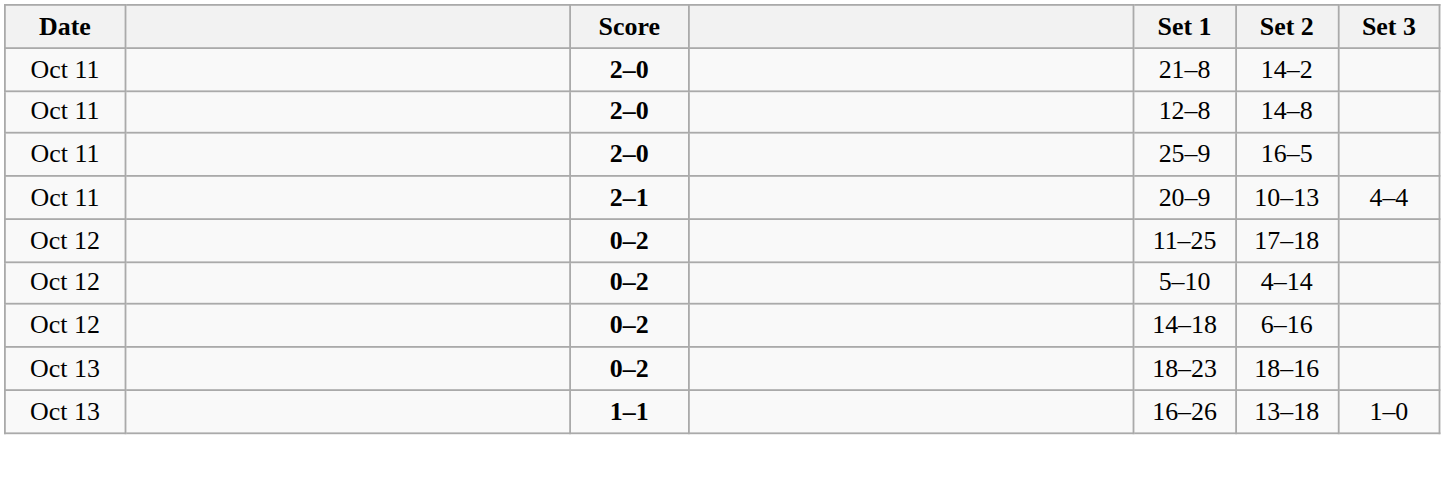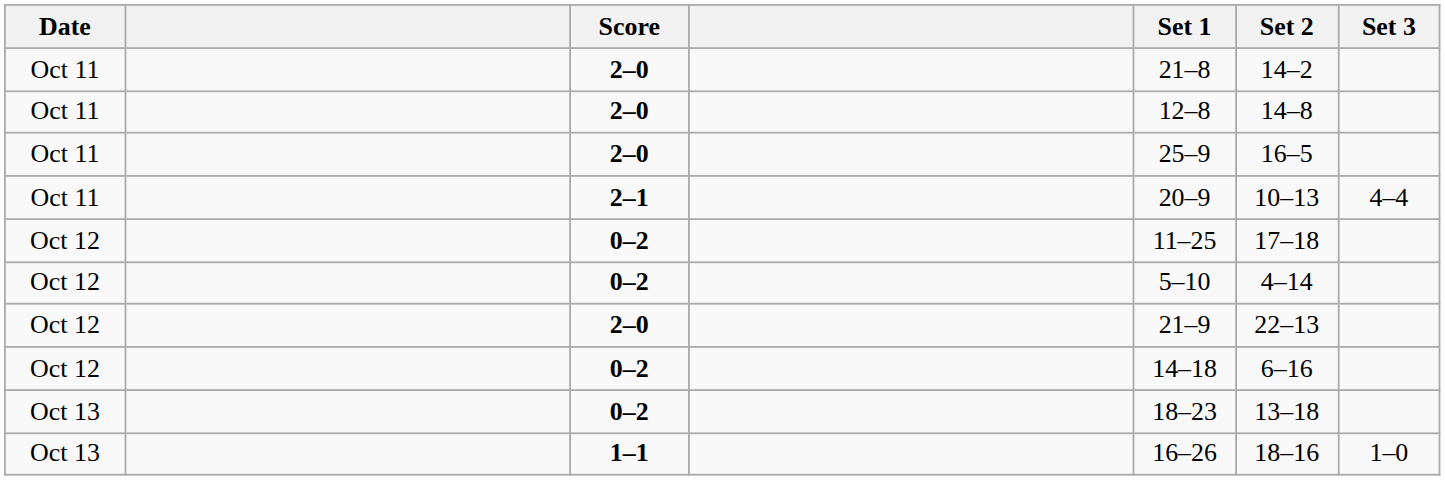+ row: (65, 325)
(1287, 368) 18–16 -> (1287, 411) 13–18
(1287, 411) 13–18 -> (1287, 453) 18–16
